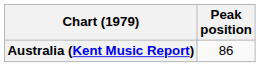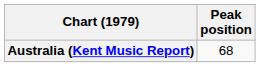(226, 51) 86 -> (226, 51) 68
